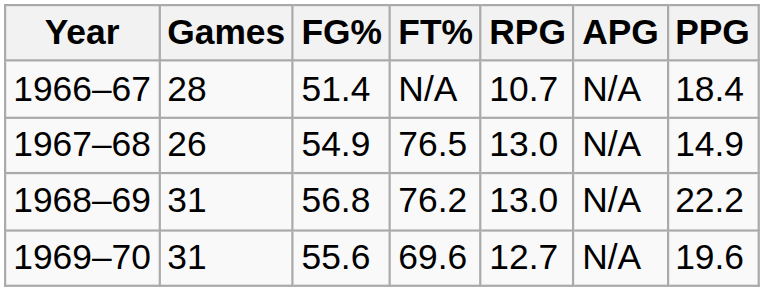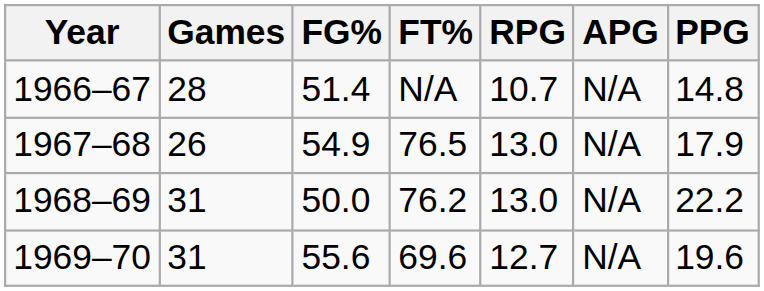(710, 88) 18.4 -> (710, 88) 14.8
(710, 144) 14.9 -> (710, 144) 17.9
(336, 200) 56.8 -> (336, 200) 50.0
